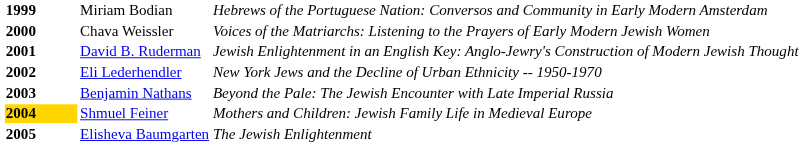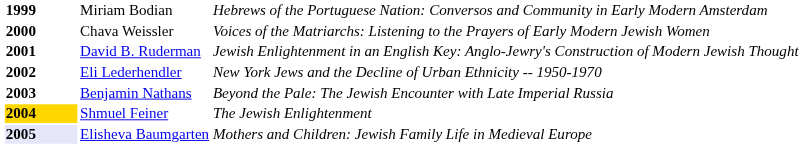(402, 113) Mothers and Children: Jewish Family Life in Medieval Europe -> (292, 113) The Jewish Enlightenment
(21, 134) no background -> (21, 134) lavender background
(292, 134) The Jewish Enlightenment -> (402, 134) Mothers and Children: Jewish Family Life in Medieval Europe
